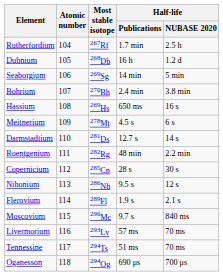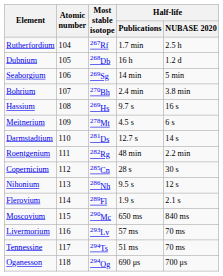(130, 107) 650 ms -> (126, 107) 9.7 s
(126, 216) 9.7 s -> (130, 216) 650 ms
